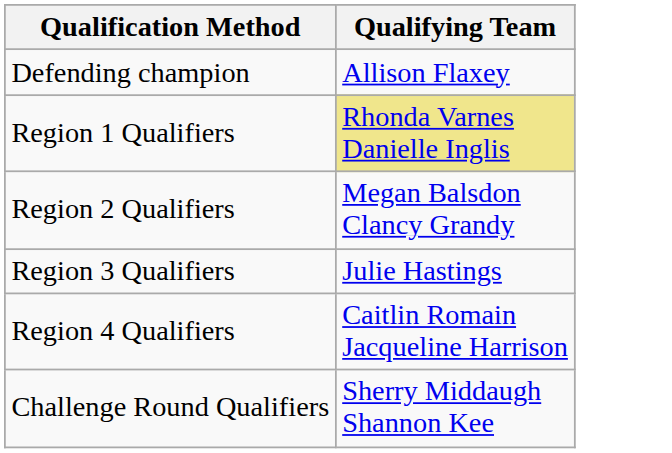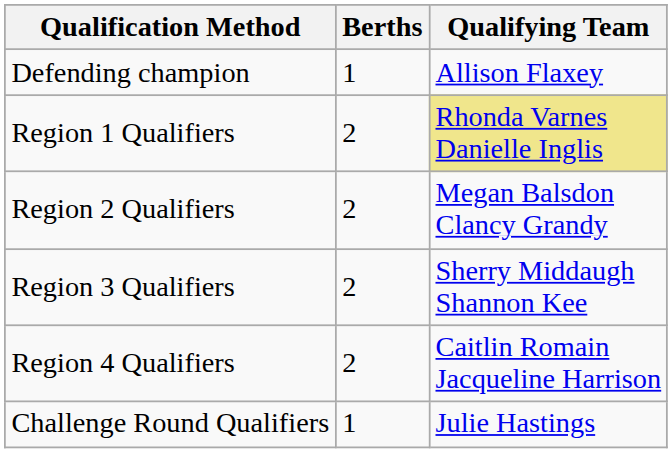+ column: (382, 26)
(422, 270) Julie Hastings -> (535, 286) Sherry Middaugh Shannon Kee
(442, 407) Sherry Middaugh Shannon Kee -> (515, 423) Julie Hastings
